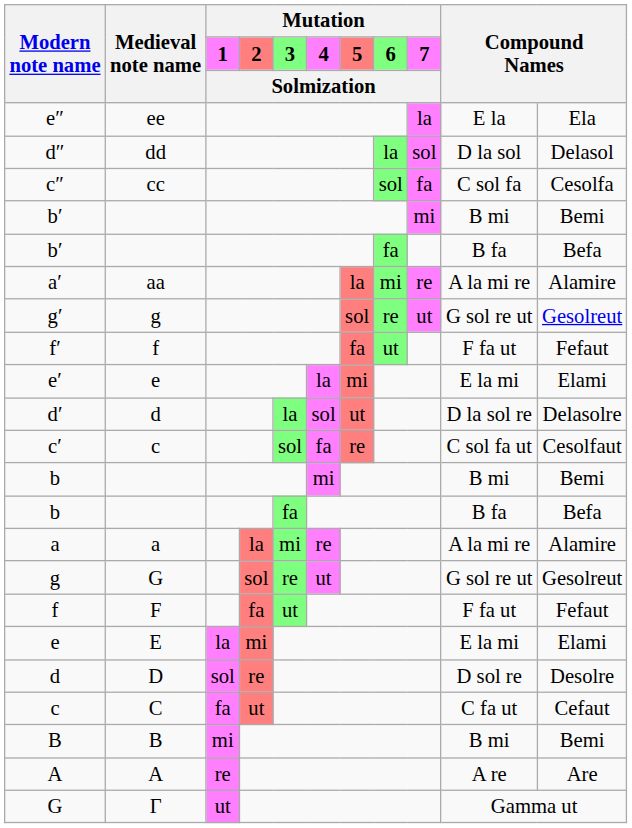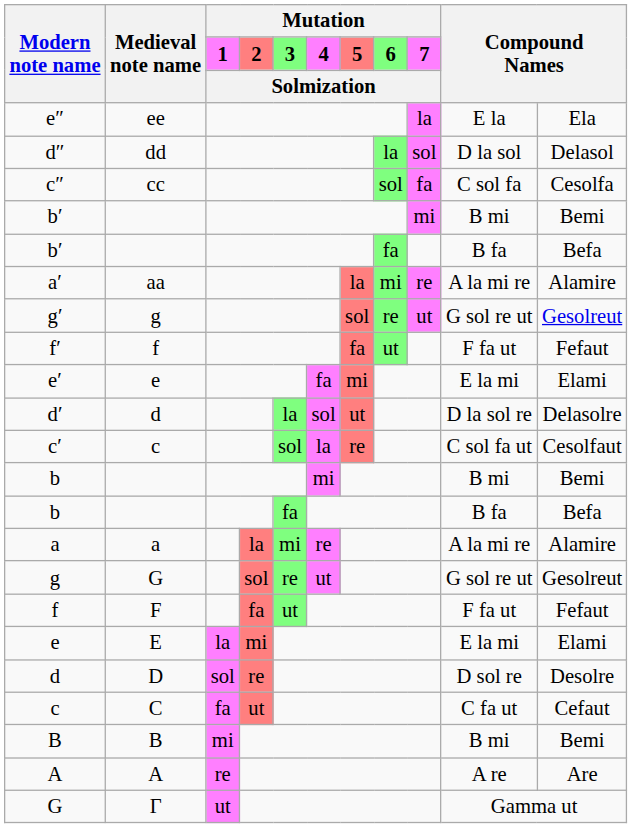(324, 380) la -> (324, 380) fa
(324, 446) fa -> (324, 446) la
